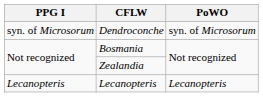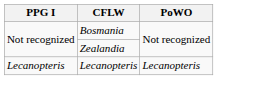- row: (131, 30)
